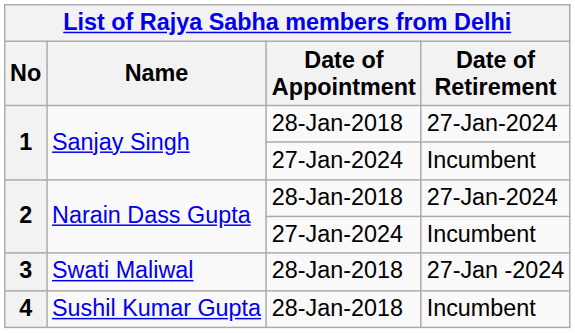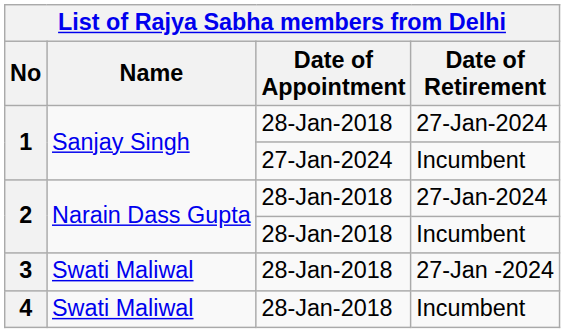(337, 234) 27-Jan-2024 -> (327, 234) 28-Jan-2018
(157, 308) Sushil Kumar Gupta -> (123, 308) Swati Maliwal
